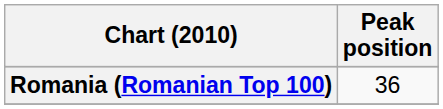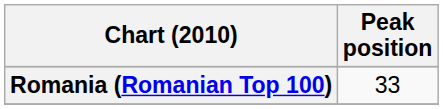(388, 85) 36 -> (388, 85) 33
